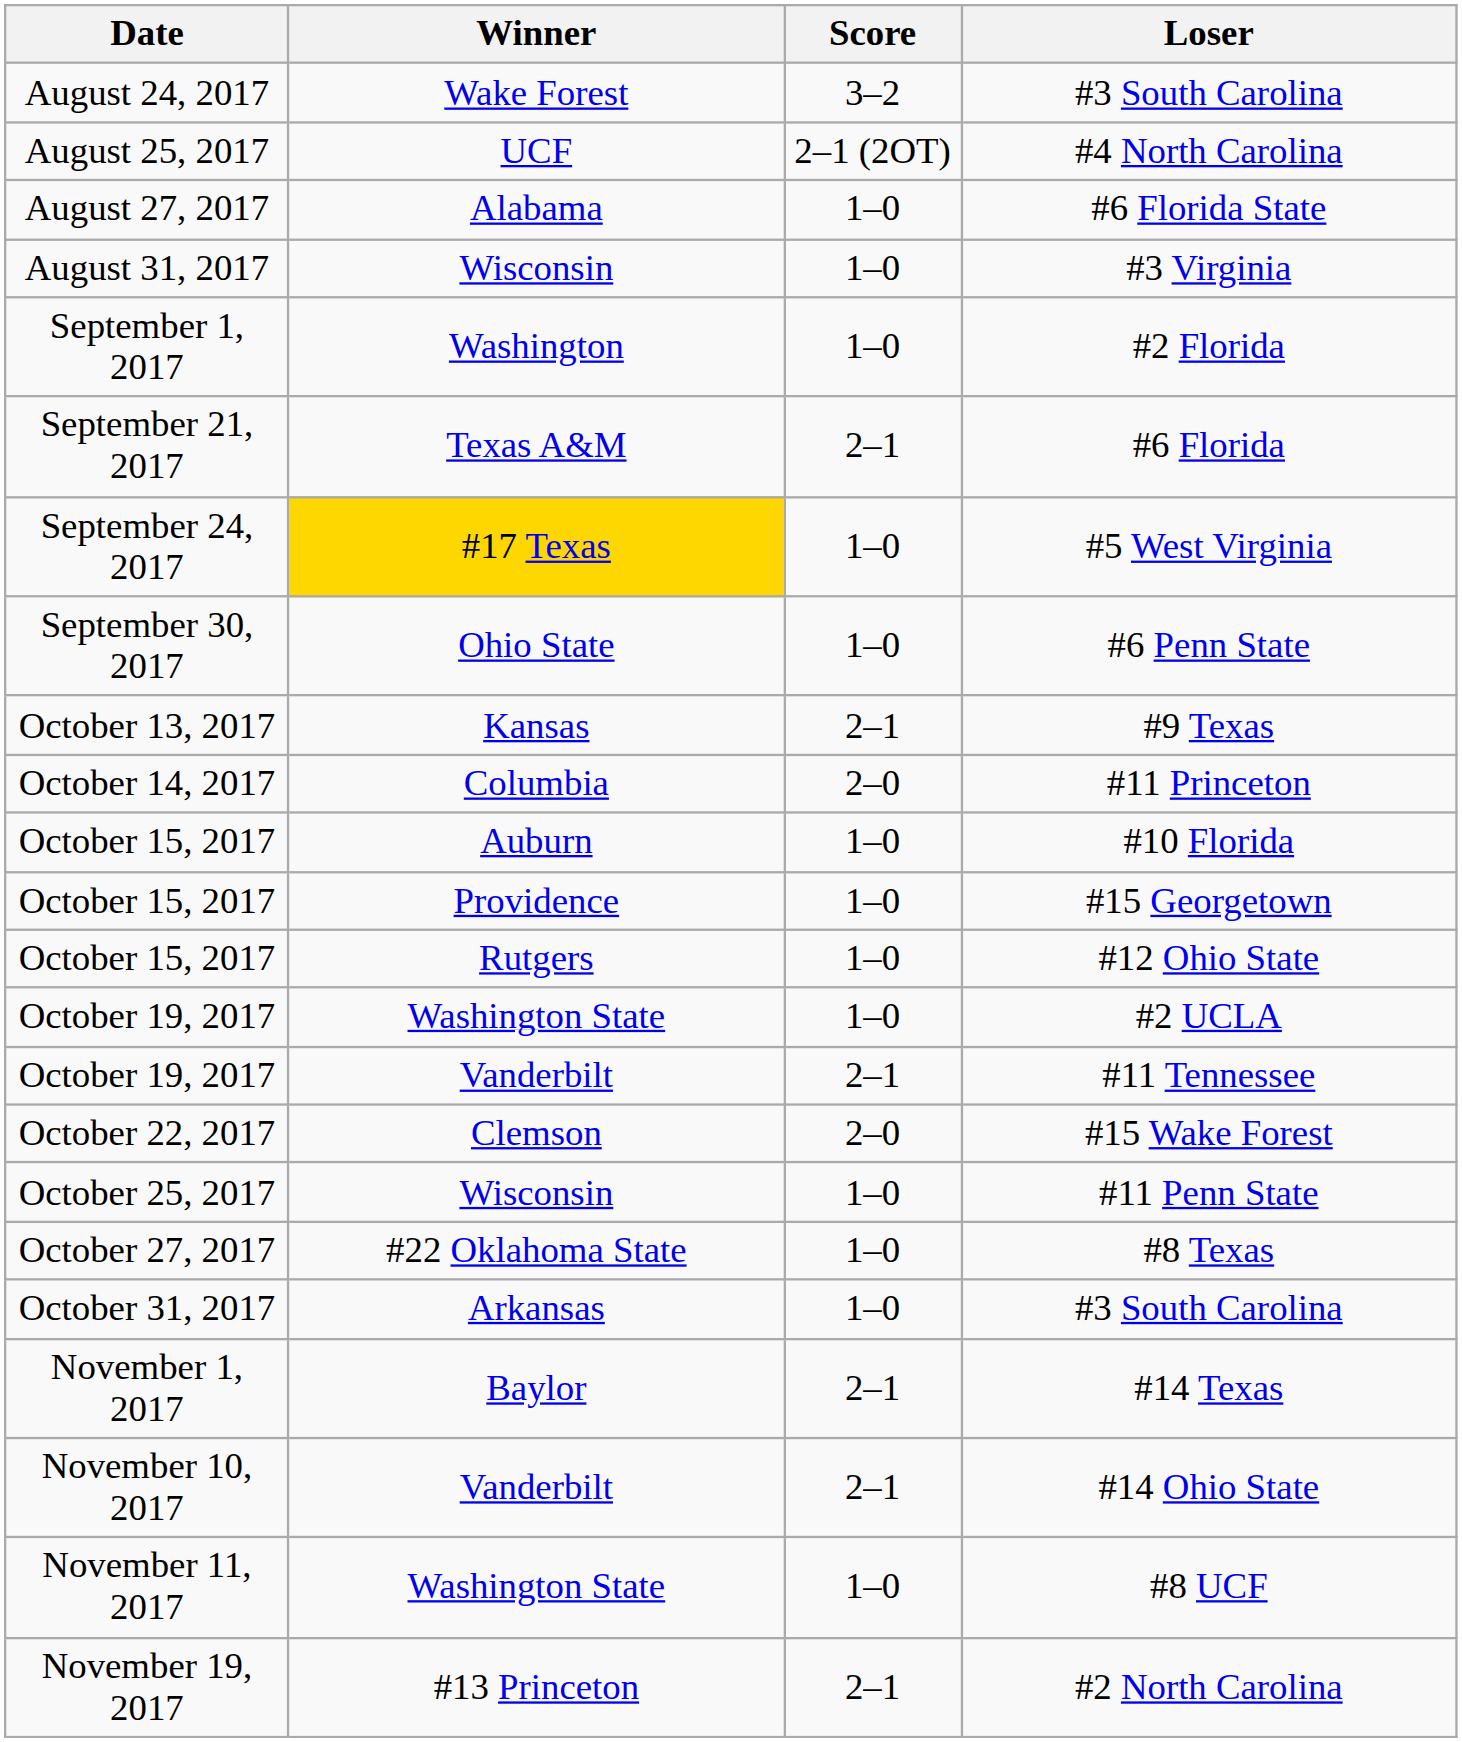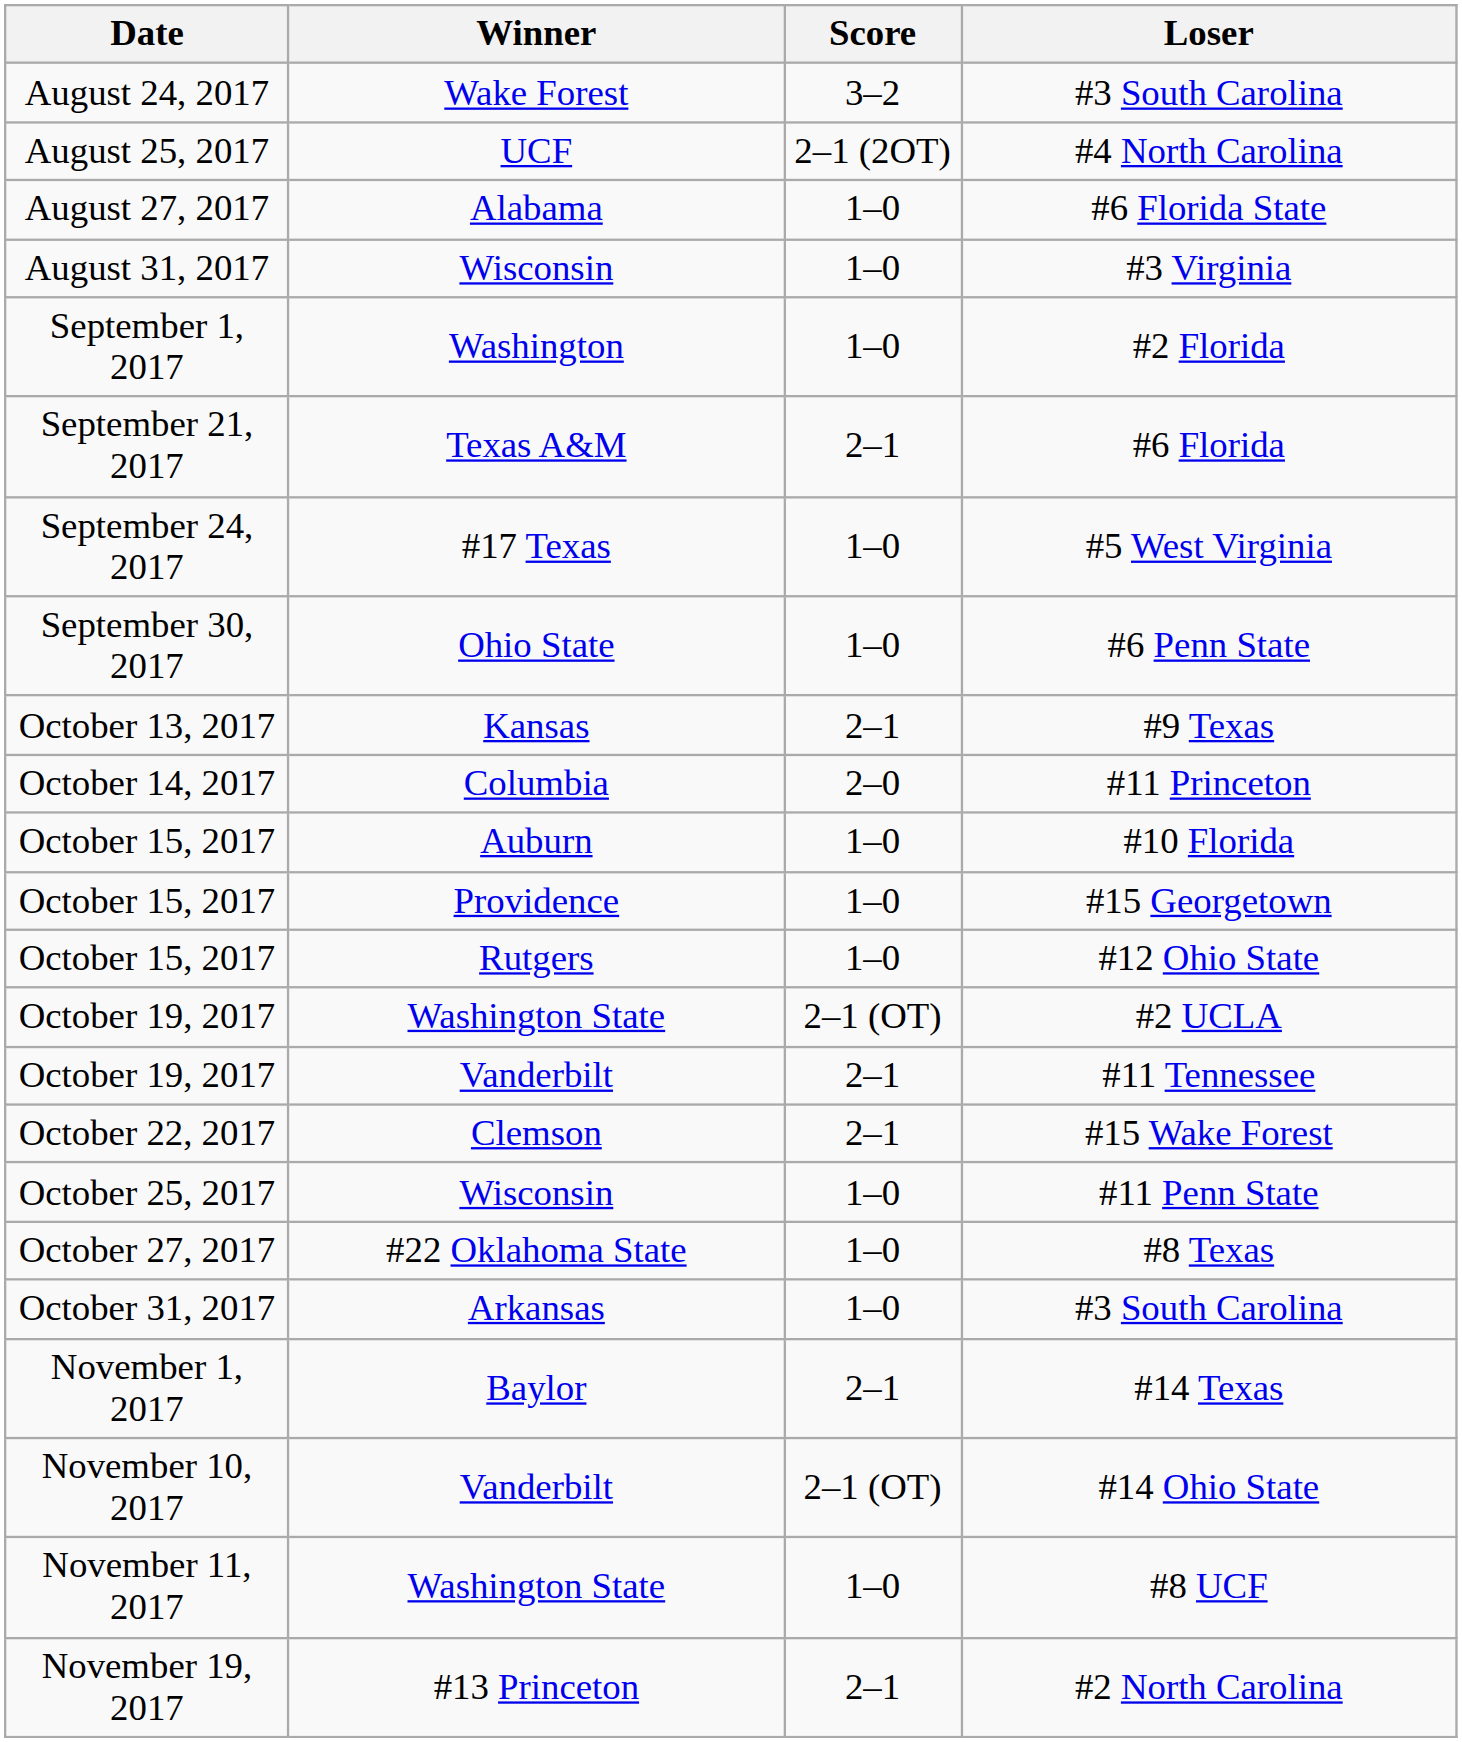(536, 545) gold background -> (536, 545) no background
(873, 1016) 1–0 -> (873, 1016) 2–1 (OT)
(873, 1133) 2–0 -> (873, 1133) 2–1
(873, 1486) 2–1 -> (873, 1486) 2–1 (OT)
